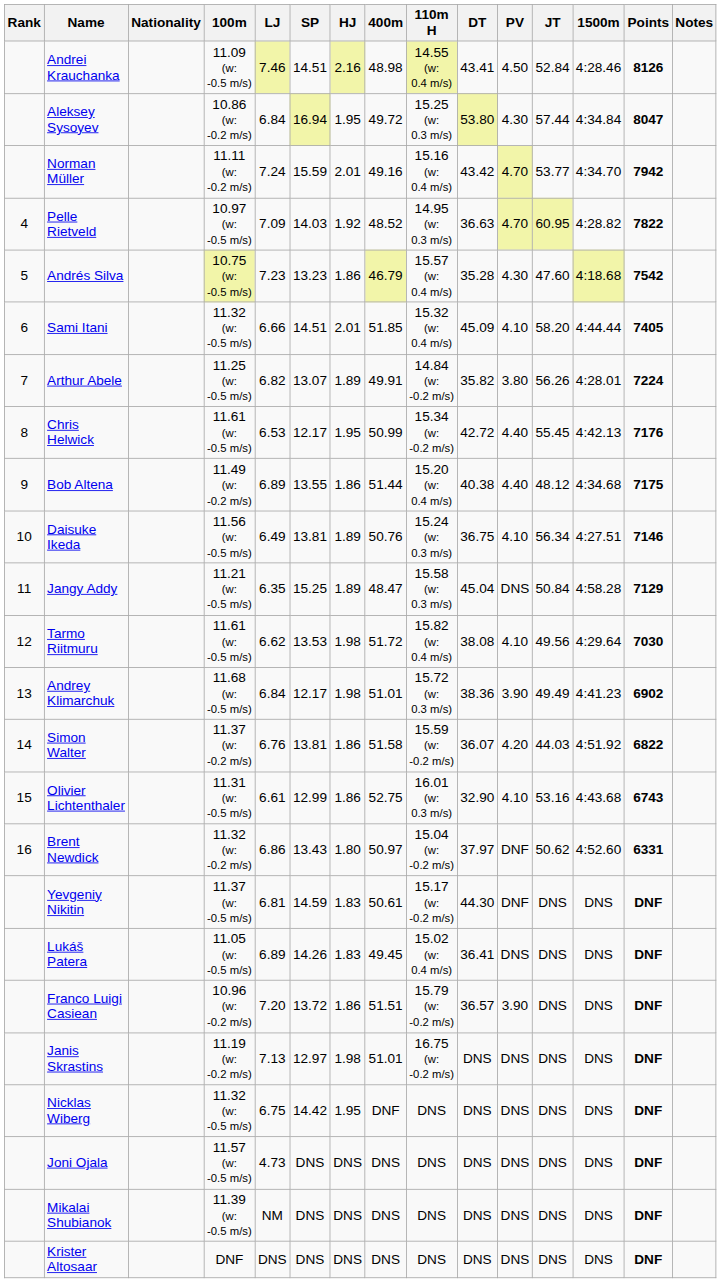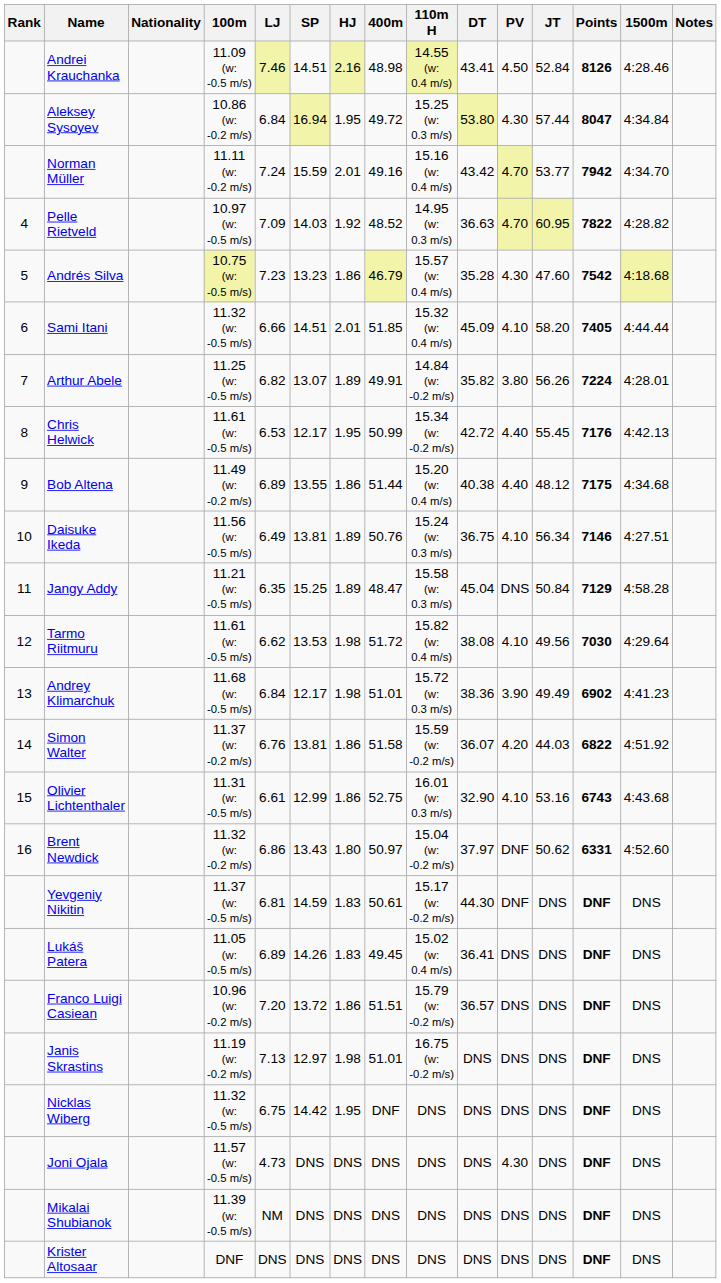columns swapped: (599, 22) <-> (648, 22)
(515, 1006) 3.90 -> (515, 1006) DNS
(515, 1162) DNS -> (515, 1162) 4.30
